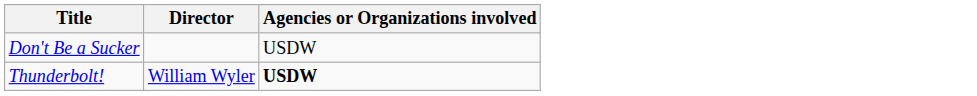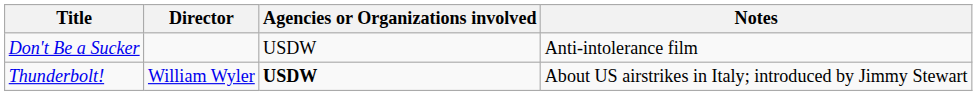+ column: (756, 18)
